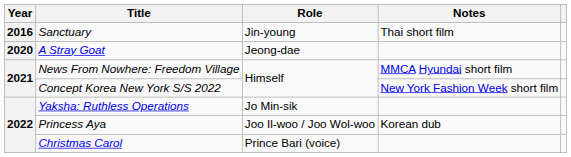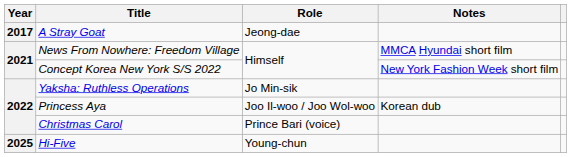- row: (65, 32)
(20, 50) 2020 -> (20, 32) 2017
+ row: (57, 143)
